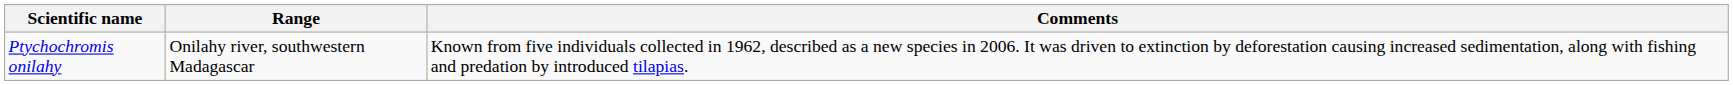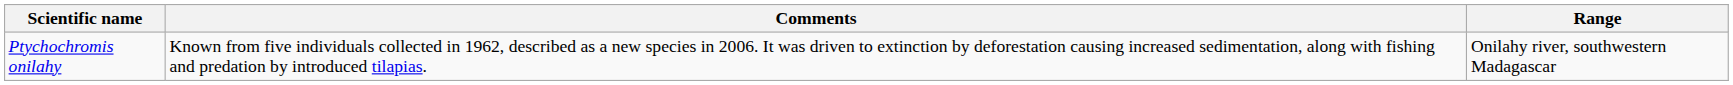columns swapped: (296, 18) <-> (1077, 18)
